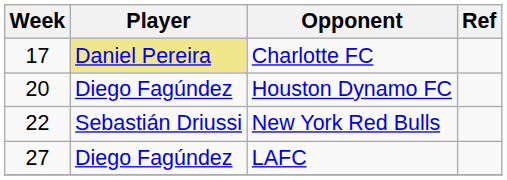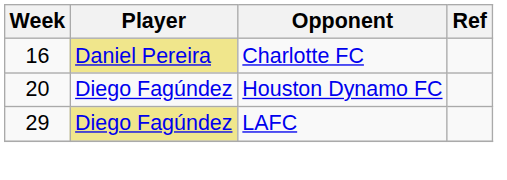(37, 55) 17 -> (37, 55) 16
- row: (346, 123)
(37, 157) 27 -> (37, 123) 29
(154, 157) no background -> (154, 123) khaki background
